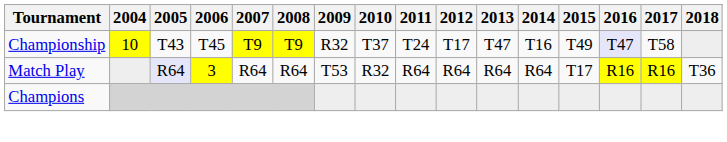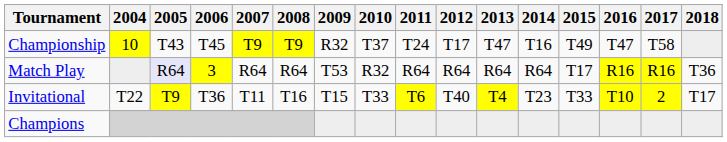(620, 44) lavender background -> (620, 44) no background
+ row: (47, 96)
